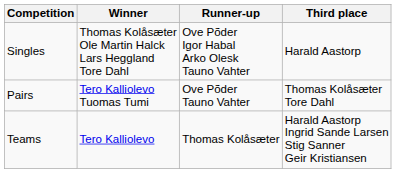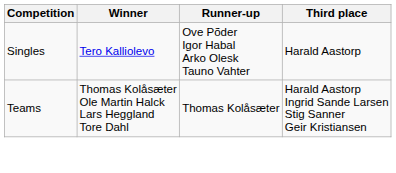(128, 51) Thomas Kolåsæter Ole Martin Halck Lars Heggland Tore Dahl -> (117, 51) Tero Kalliolevo
- row: (20, 95)
(117, 139) Tero Kalliolevo -> (128, 108) Thomas Kolåsæter Ole Martin Halck Lars Heggland Tore Dahl
